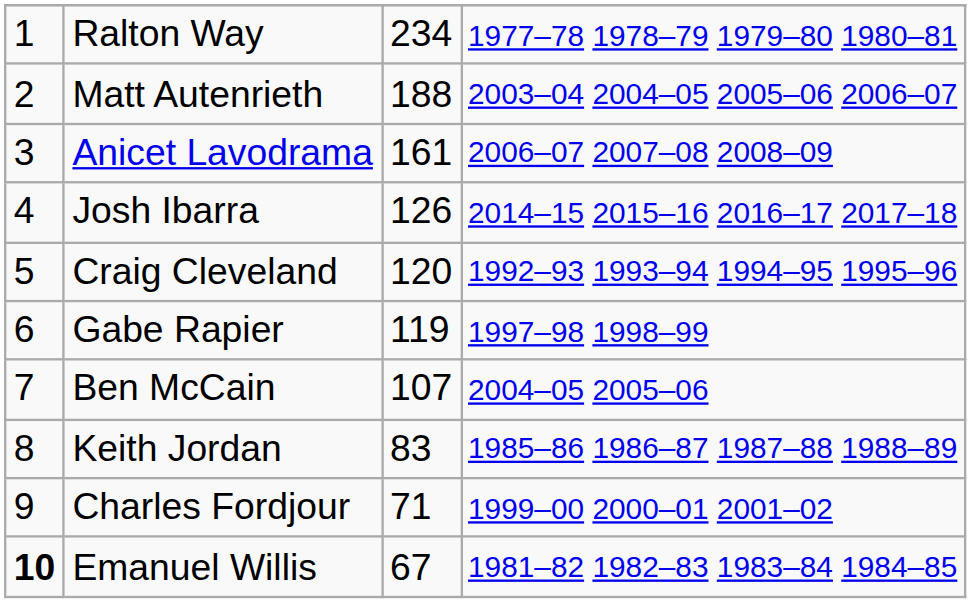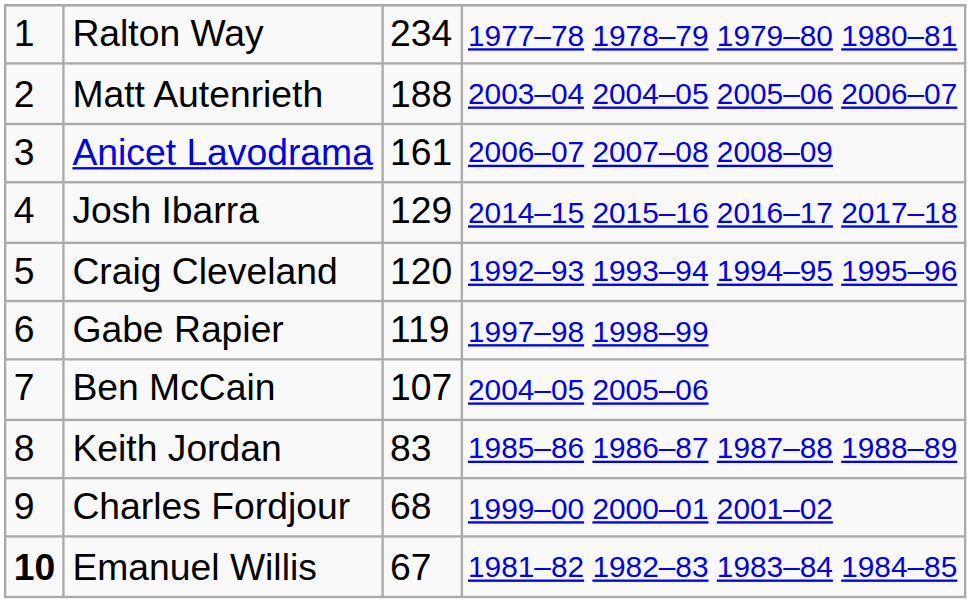(421, 211) 126 -> (421, 211) 129
(411, 507) 71 -> (411, 507) 68
